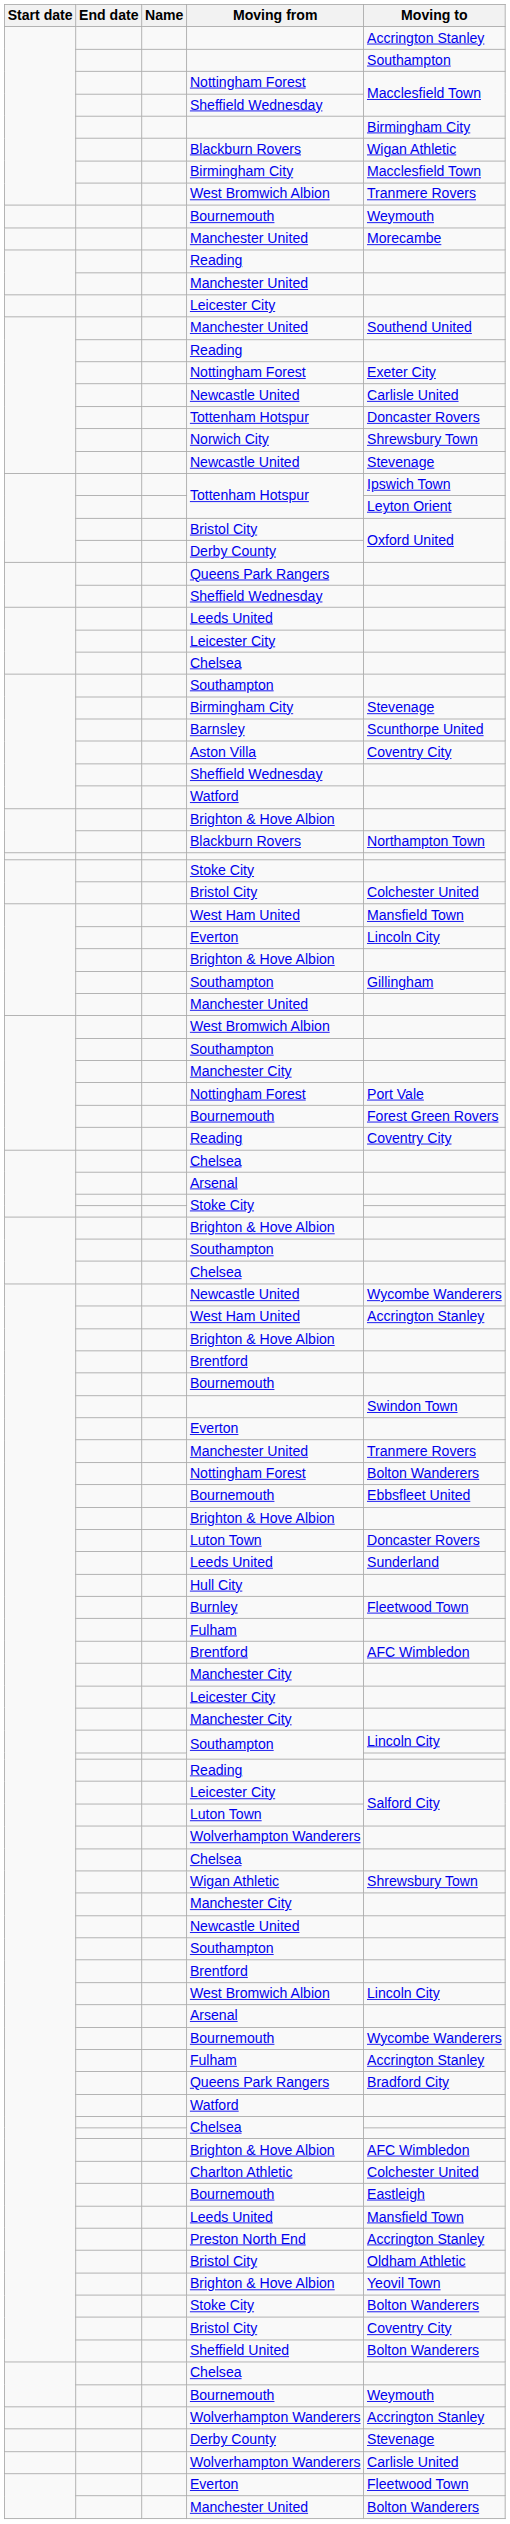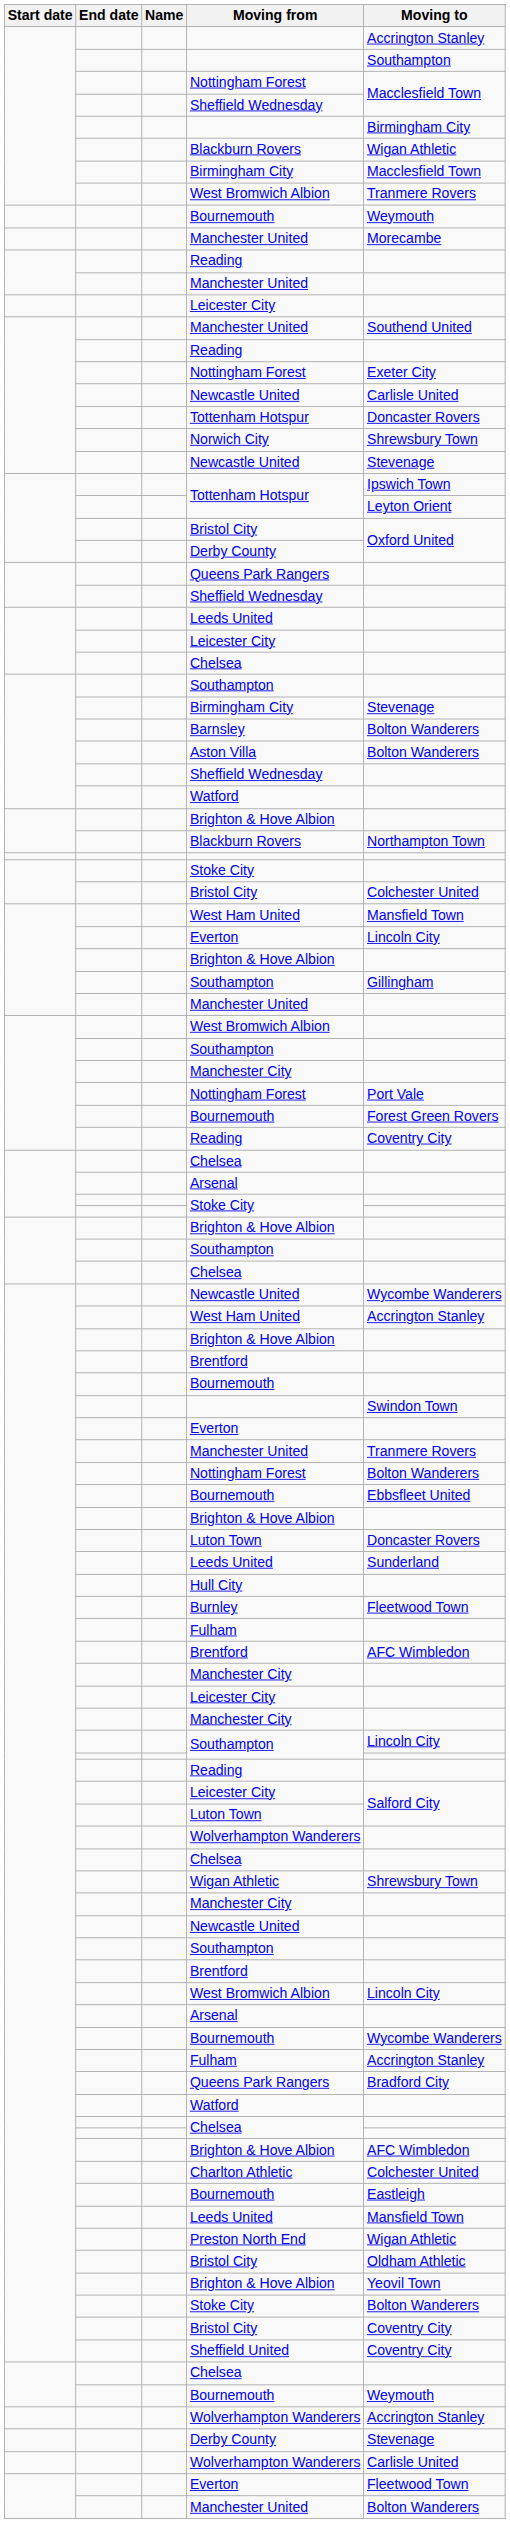(425, 730) Scunthorpe United -> (423, 730) Bolton Wanderers
(409, 752) Coventry City -> (423, 752) Bolton Wanderers
(426, 2239) Accrington Stanley -> (412, 2239) Wigan Athletic
(423, 2350) Bolton Wanderers -> (409, 2350) Coventry City
